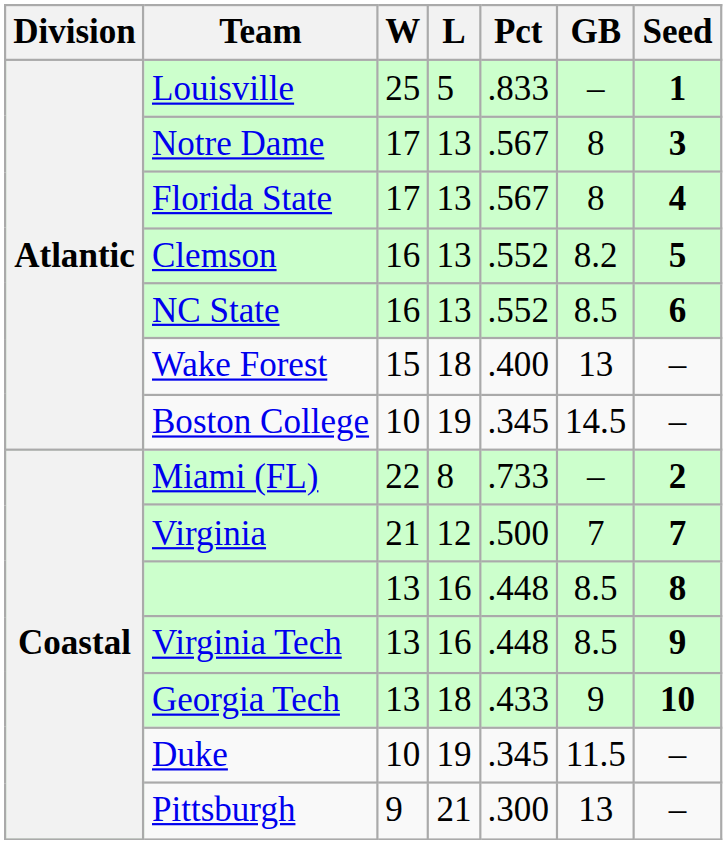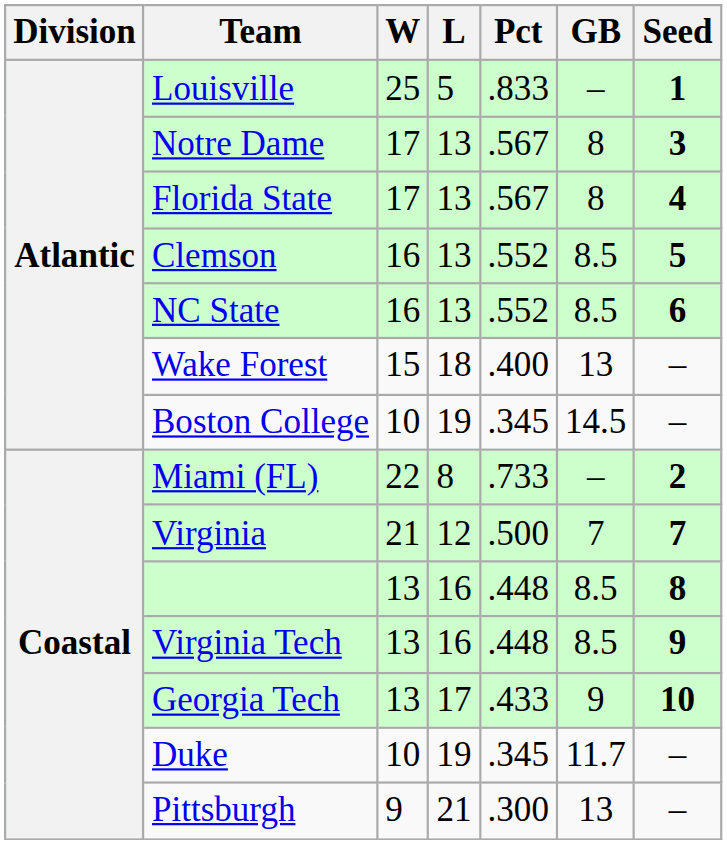(596, 254) 8.2 -> (596, 254) 8.5
(454, 699) 18 -> (454, 699) 17
(596, 754) 11.5 -> (596, 754) 11.7
